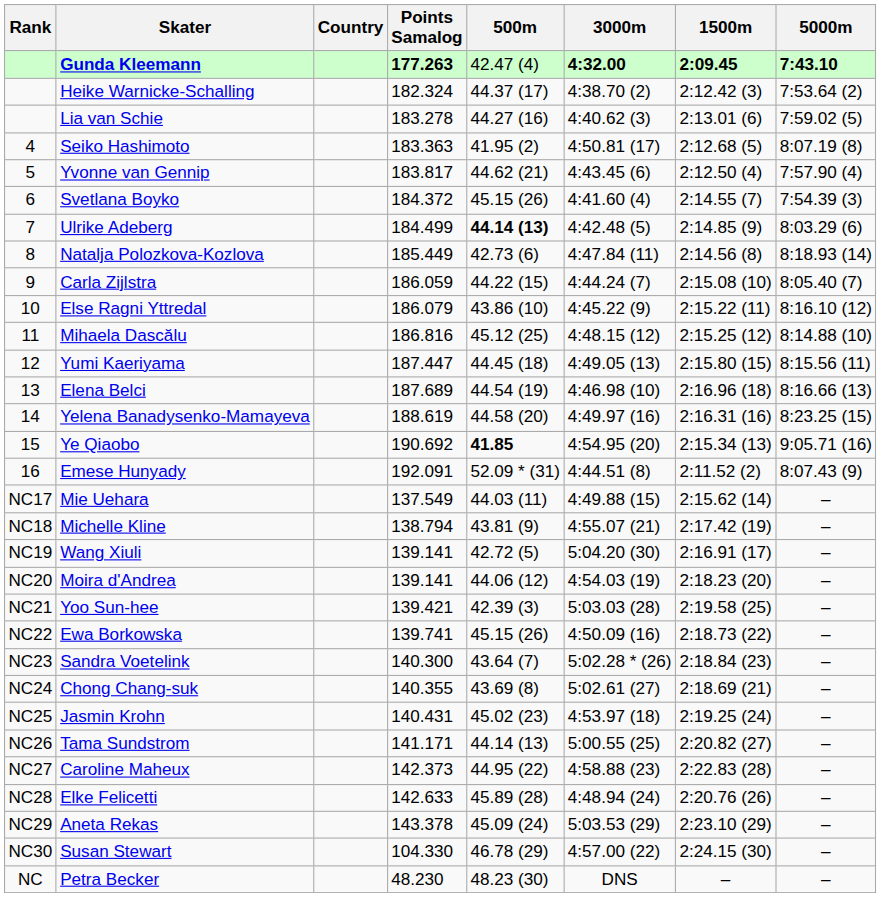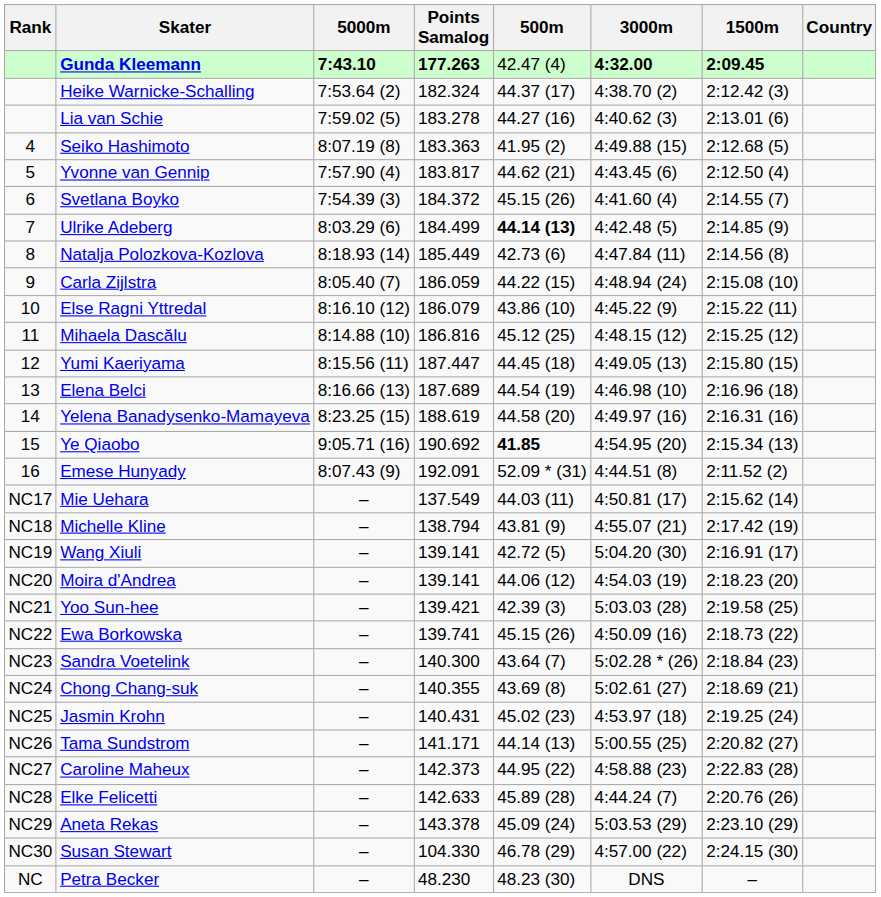columns swapped: (351, 27) <-> (826, 27)
(614, 145) 4:50.81 (17) -> (641, 145) 4:49.88 (15)
(609, 281) 4:44.24 (7) -> (641, 281) 4:48.94 (24)
(614, 498) 4:49.88 (15) -> (641, 498) 4:50.81 (17)
(614, 797) 4:48.94 (24) -> (636, 797) 4:44.24 (7)
